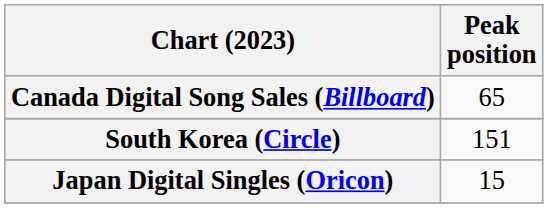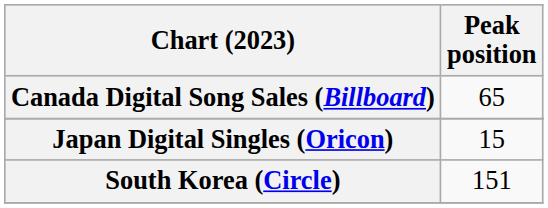rows swapped: (223, 180) <-> (223, 138)
